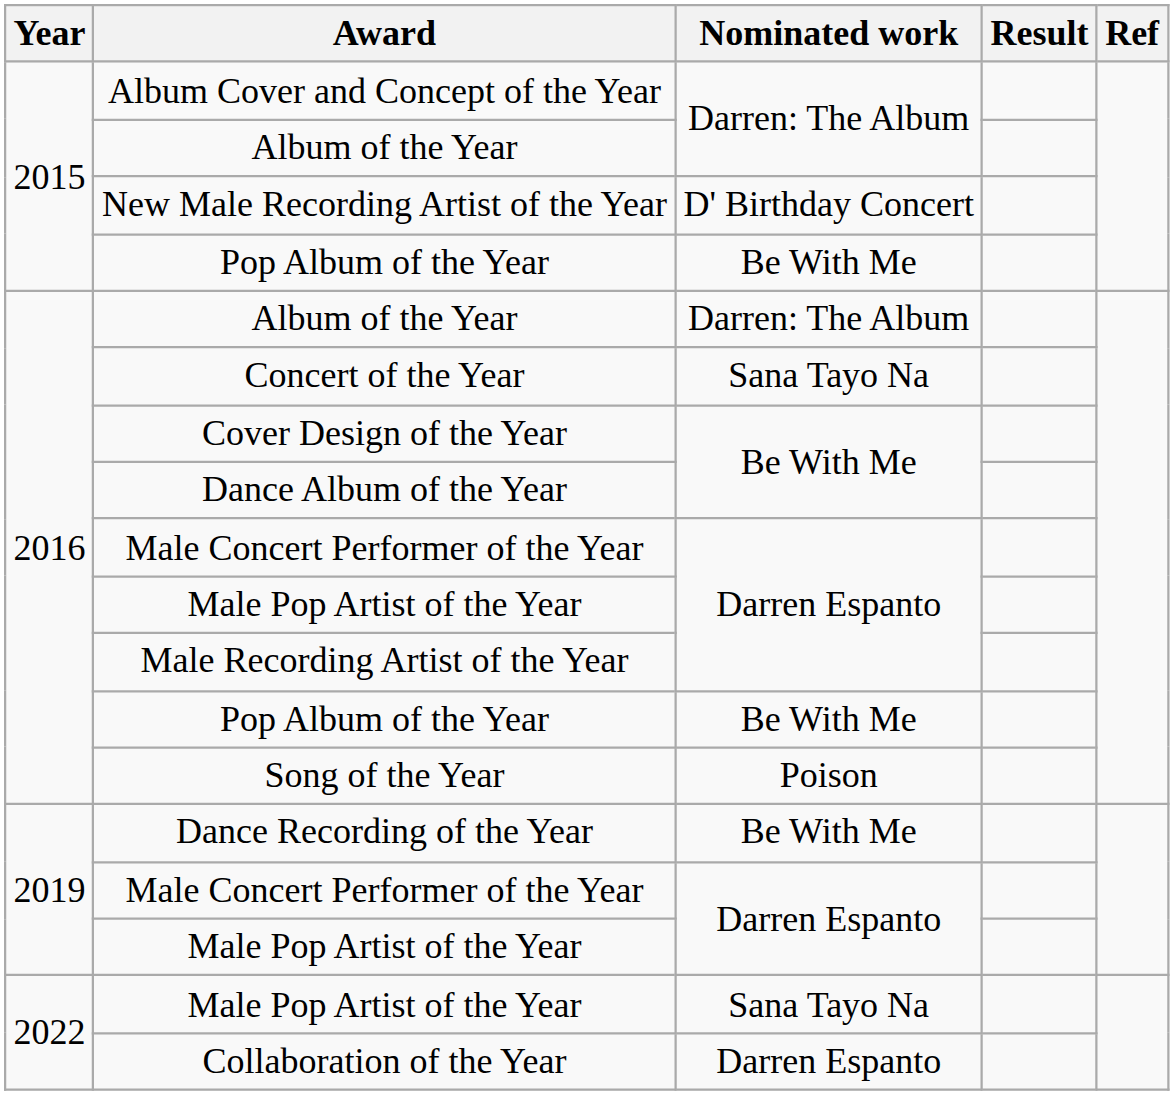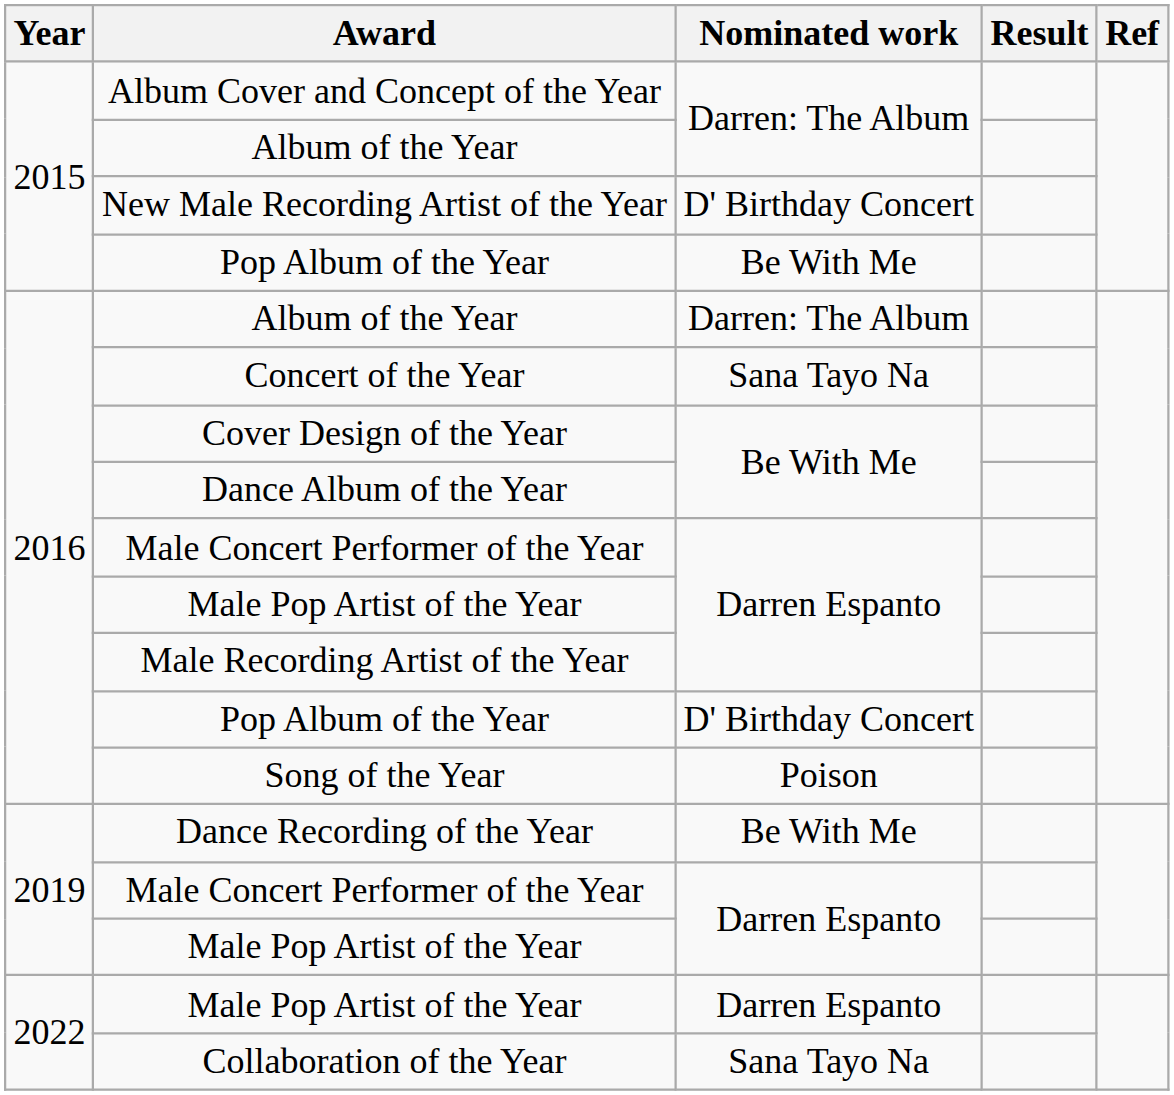(829, 718) Be With Me -> (829, 718) D' Birthday Concert
(829, 1003) Sana Tayo Na -> (829, 1003) Darren Espanto
(829, 1060) Darren Espanto -> (829, 1060) Sana Tayo Na
